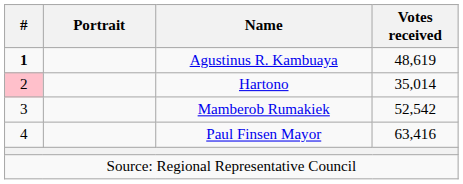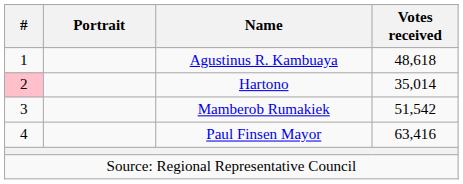(24, 60) bold -> (24, 60) normal
(415, 60) 48,619 -> (415, 60) 48,618
(415, 110) 52,542 -> (415, 110) 51,542
